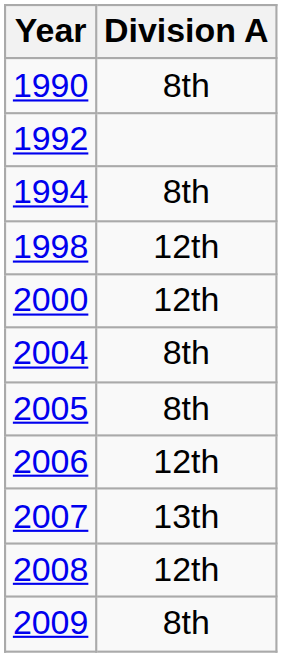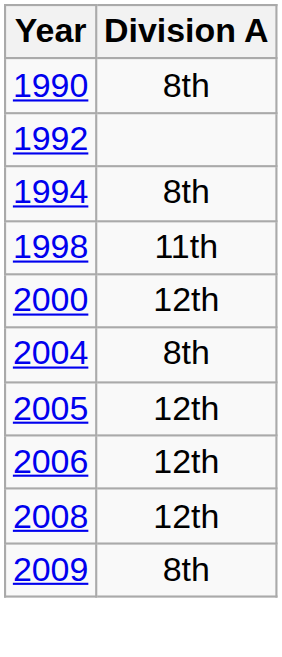(186, 246) 12th -> (186, 246) 11th
(186, 407) 8th -> (186, 407) 12th
- row: (51, 515)
